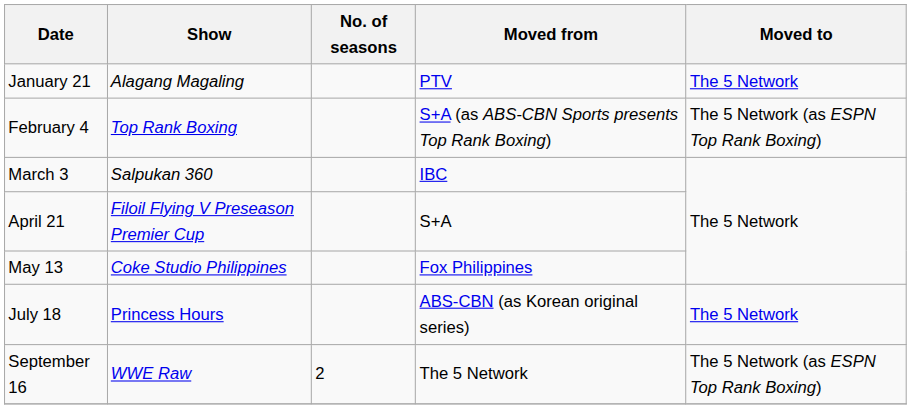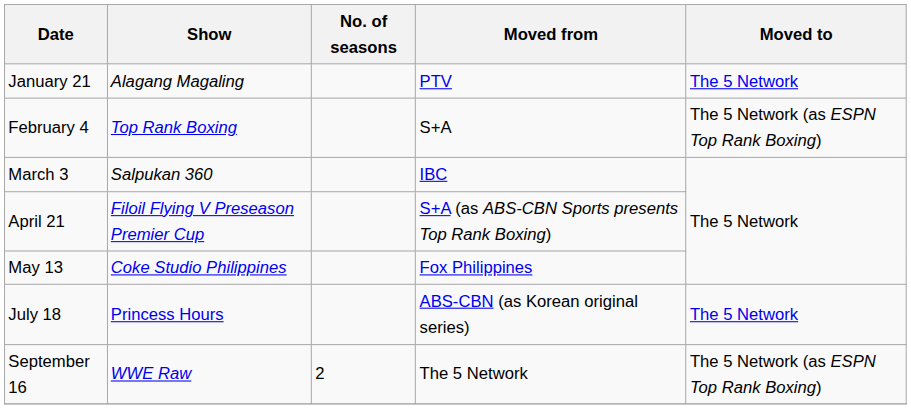(549, 128) S+A (as ABS-CBN Sports presents Top Rank Boxing) -> (436, 128) S+A
(436, 221) S+A -> (549, 221) S+A (as ABS-CBN Sports presents Top Rank Boxing)
